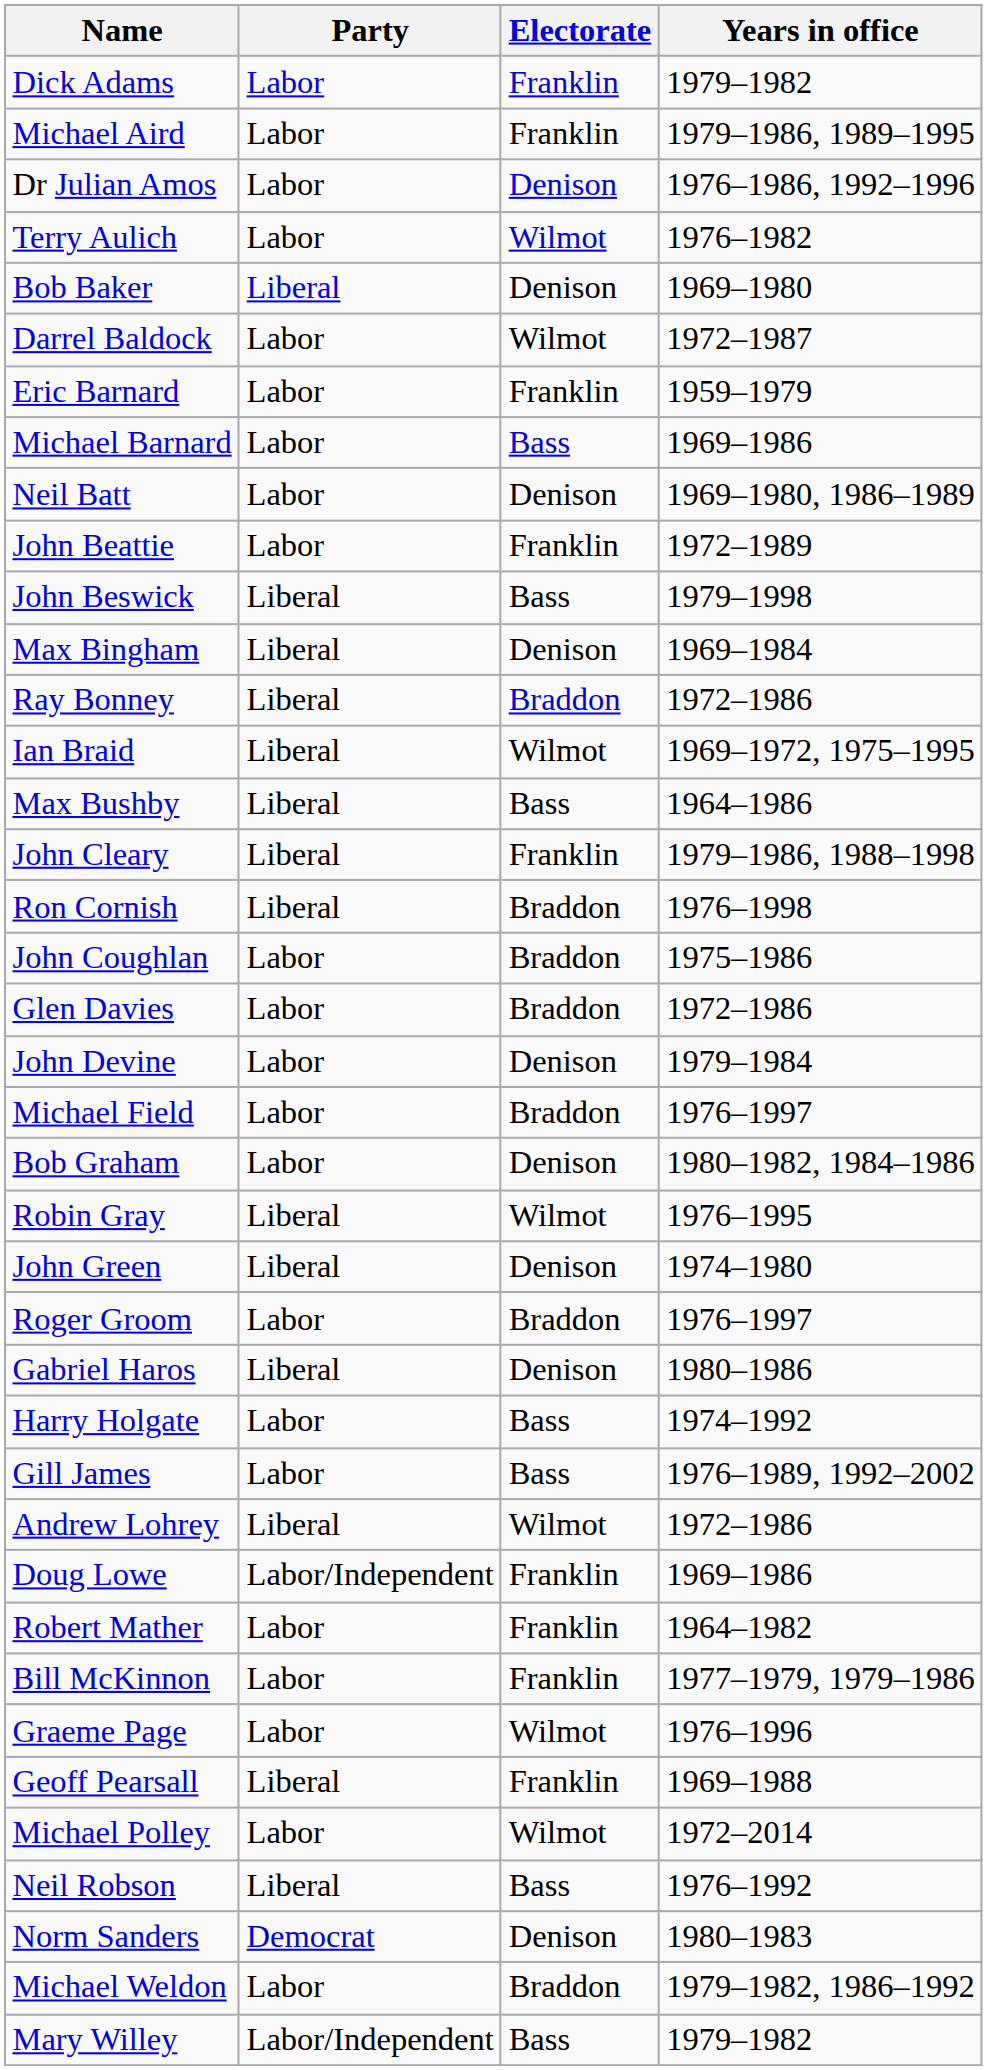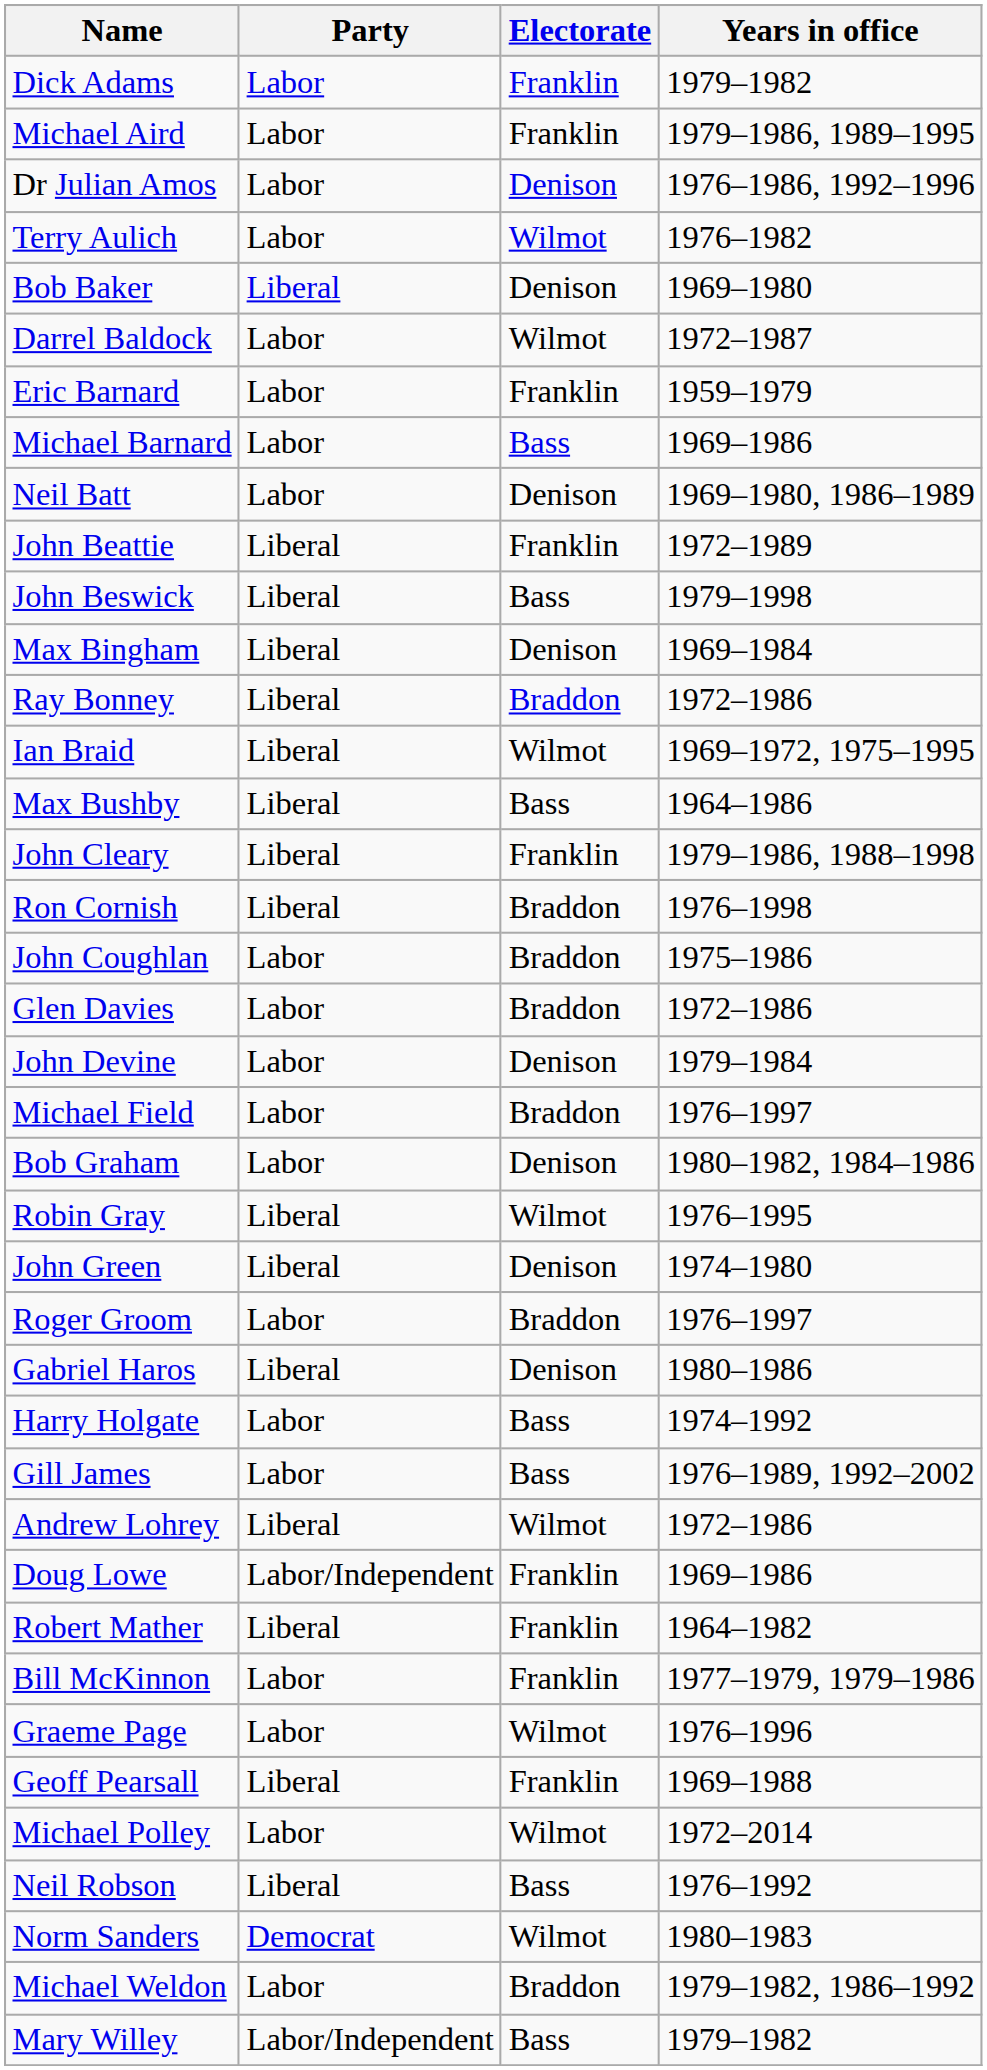(285, 545) Labor -> (294, 545) Liberal
(285, 1627) Labor -> (294, 1627) Liberal
(563, 1936) Denison -> (558, 1936) Wilmot
